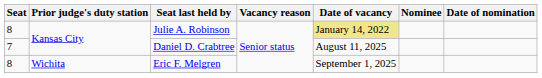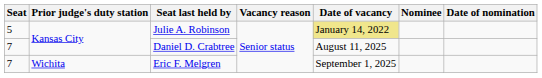(9, 30) 8 -> (9, 30) 5
(9, 64) 8 -> (9, 64) 7
